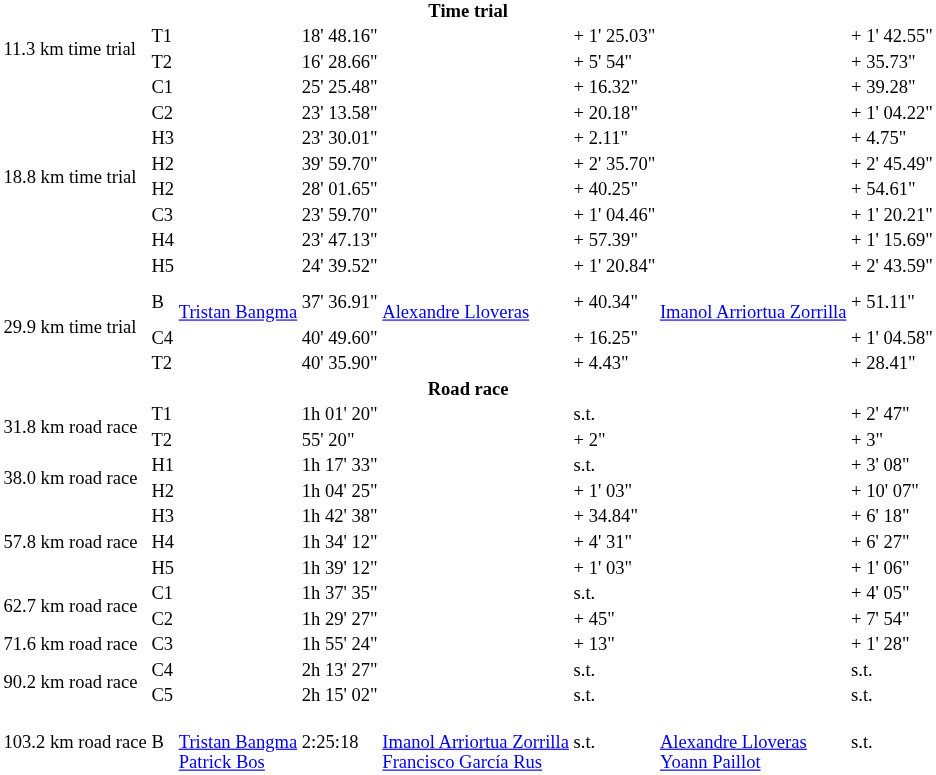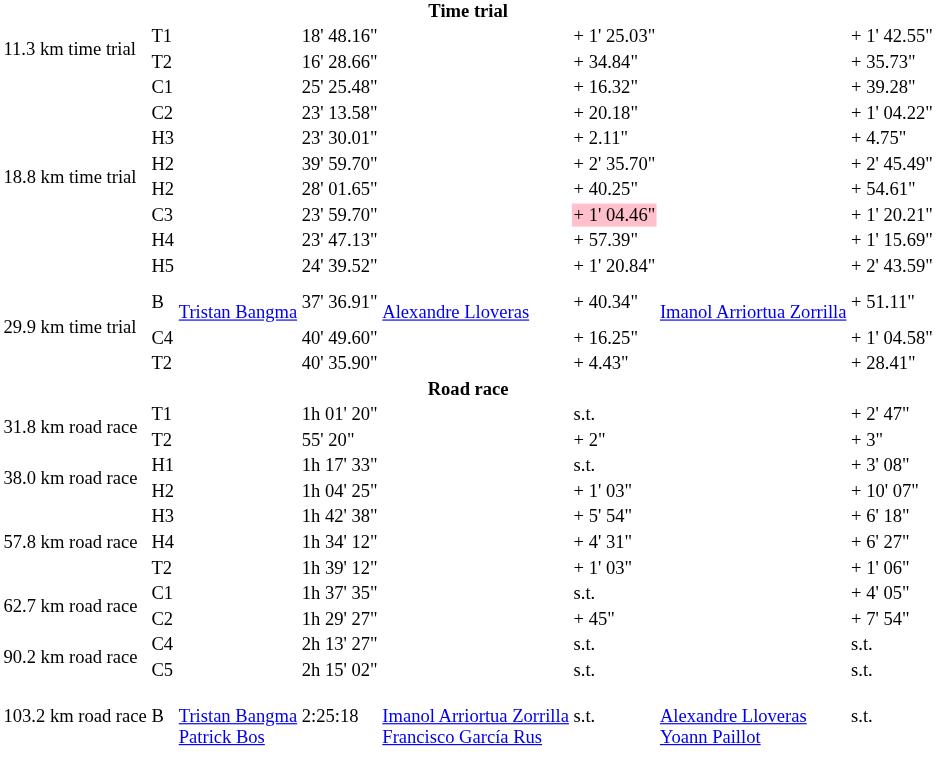(603, 61) + 5' 54" -> (606, 61) + 34.84"
(614, 214) no background -> (614, 214) pink background
(606, 516) + 34.84" -> (603, 516) + 5' 54"
(163, 567) H5 -> (162, 567) T2
- row: (340, 644)
